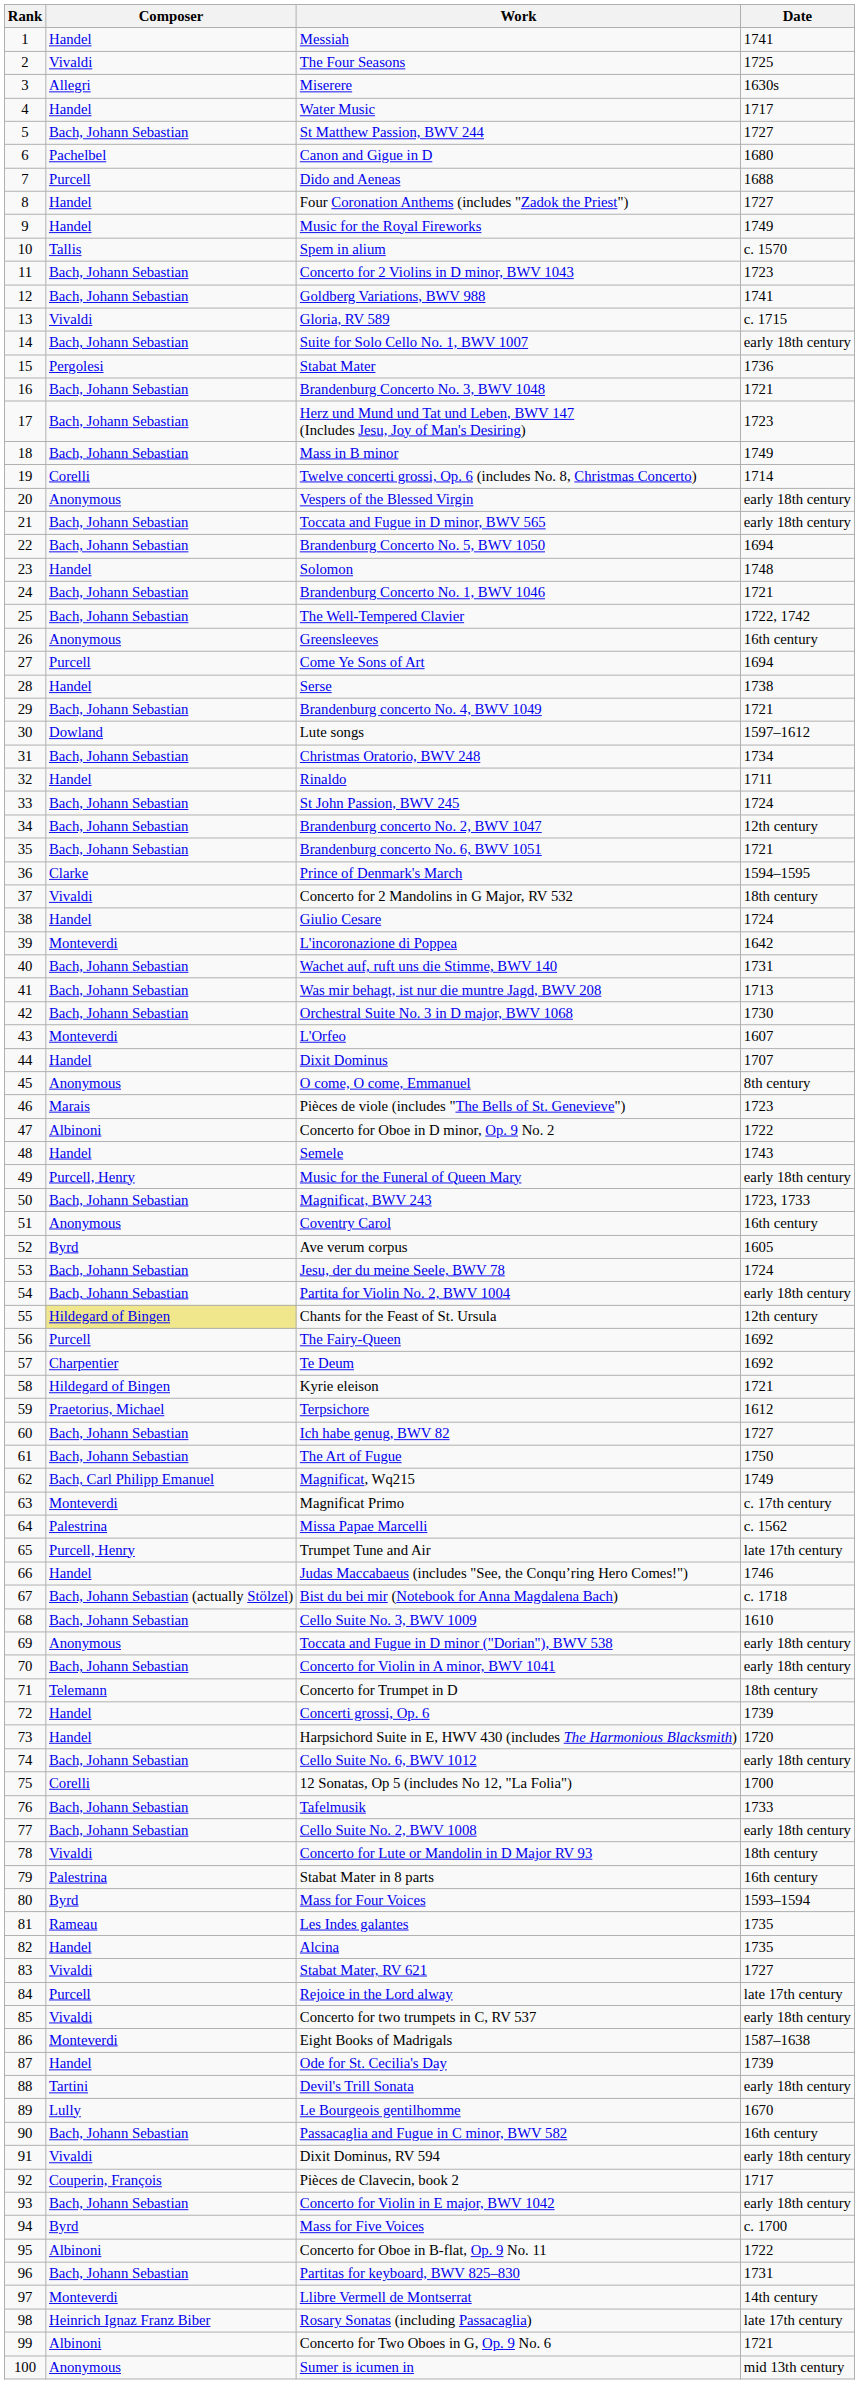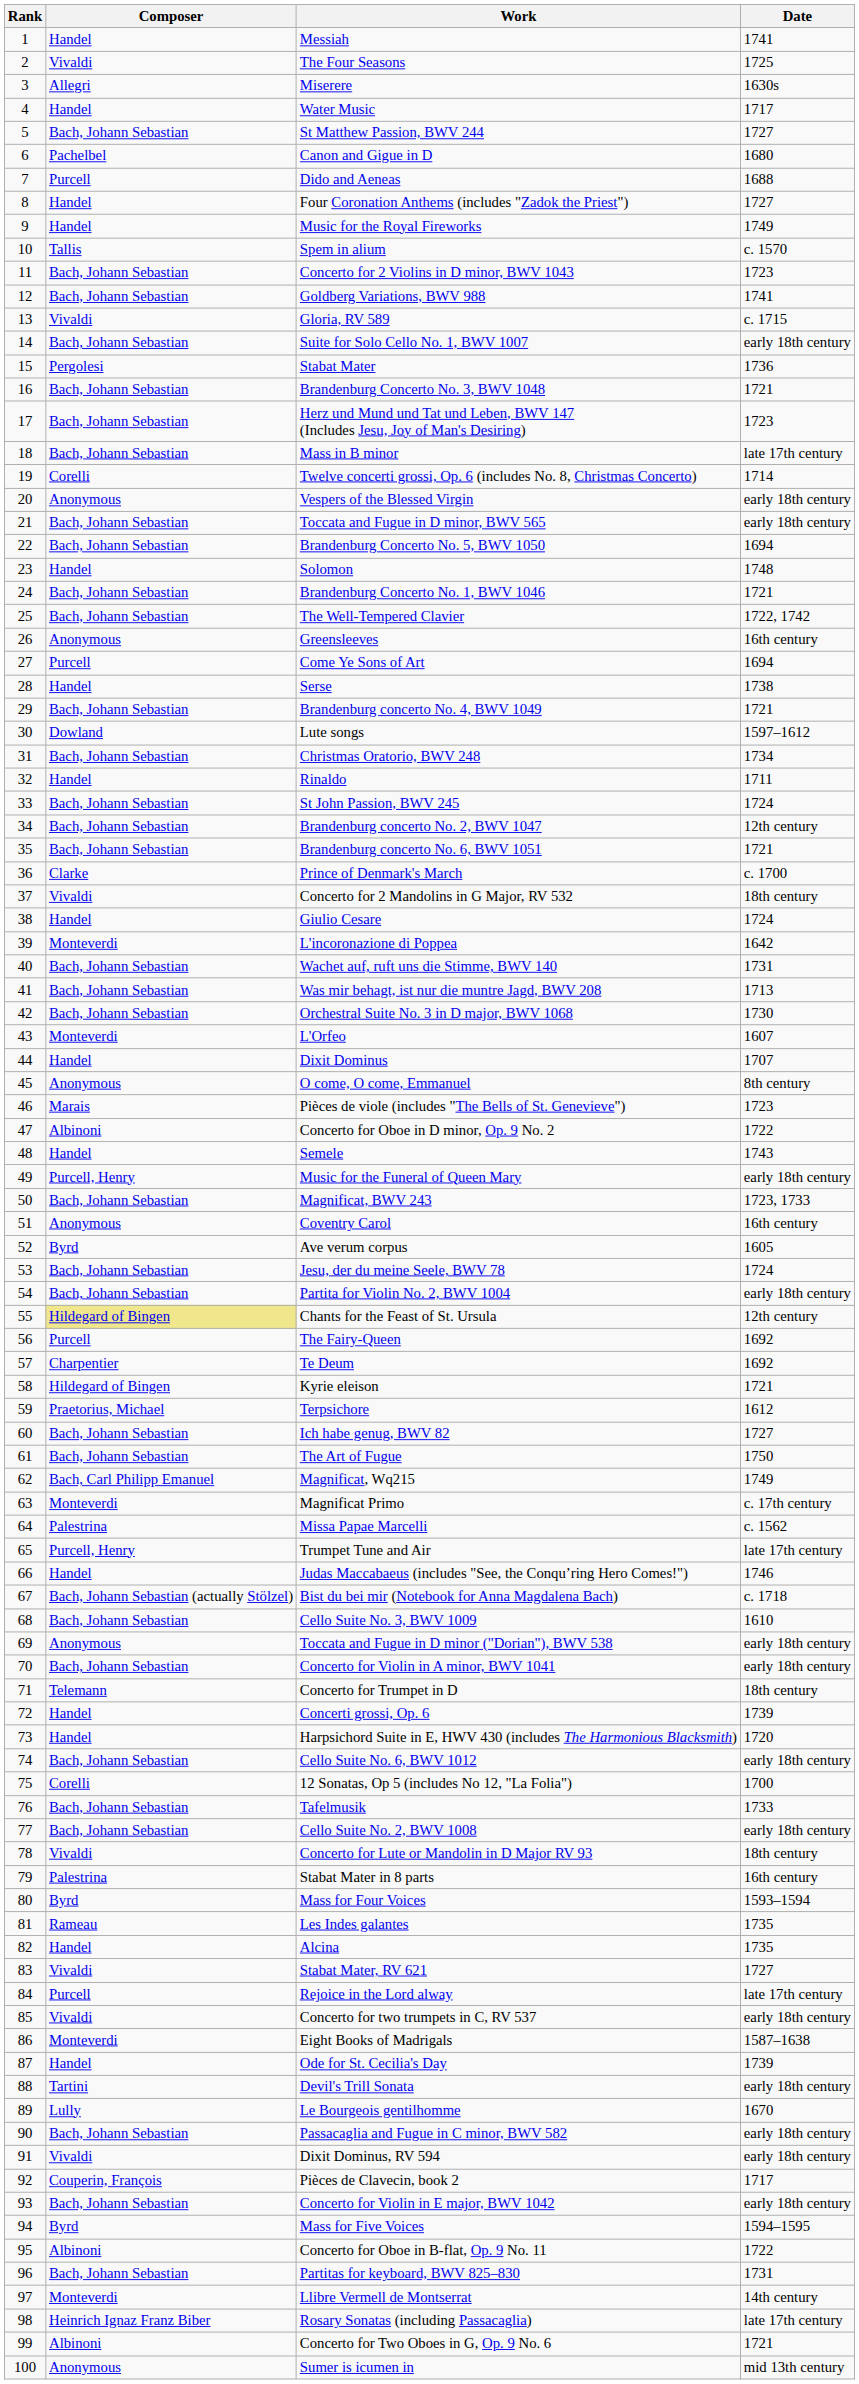(759, 452) 1749 -> (793, 452) late 17th century
(777, 873) 1594–1595 -> (765, 873) c. 1700
(781, 2133) 16th century -> (797, 2133) early 18th century
(765, 2227) c. 1700 -> (777, 2227) 1594–1595
